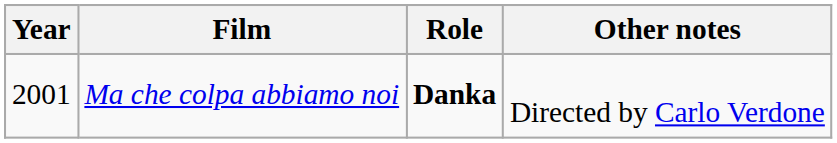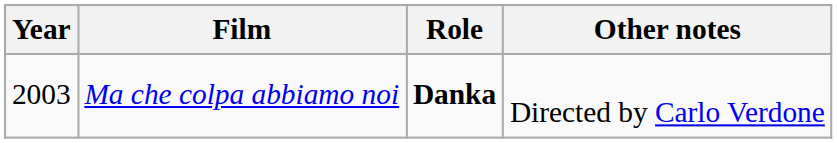(41, 94) 2001 -> (41, 94) 2003
